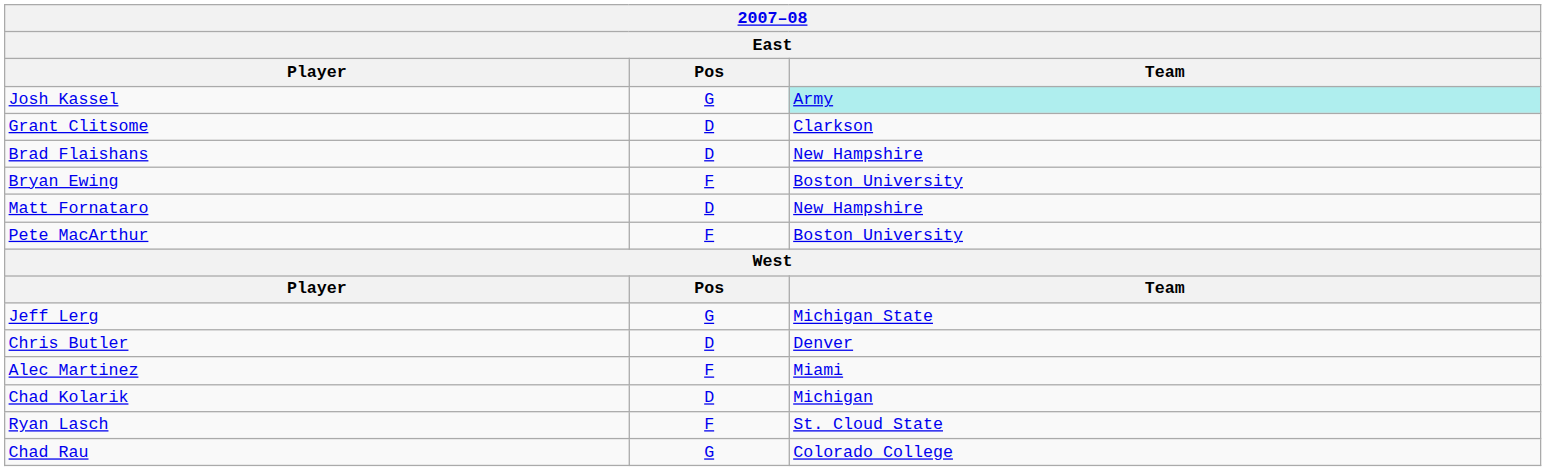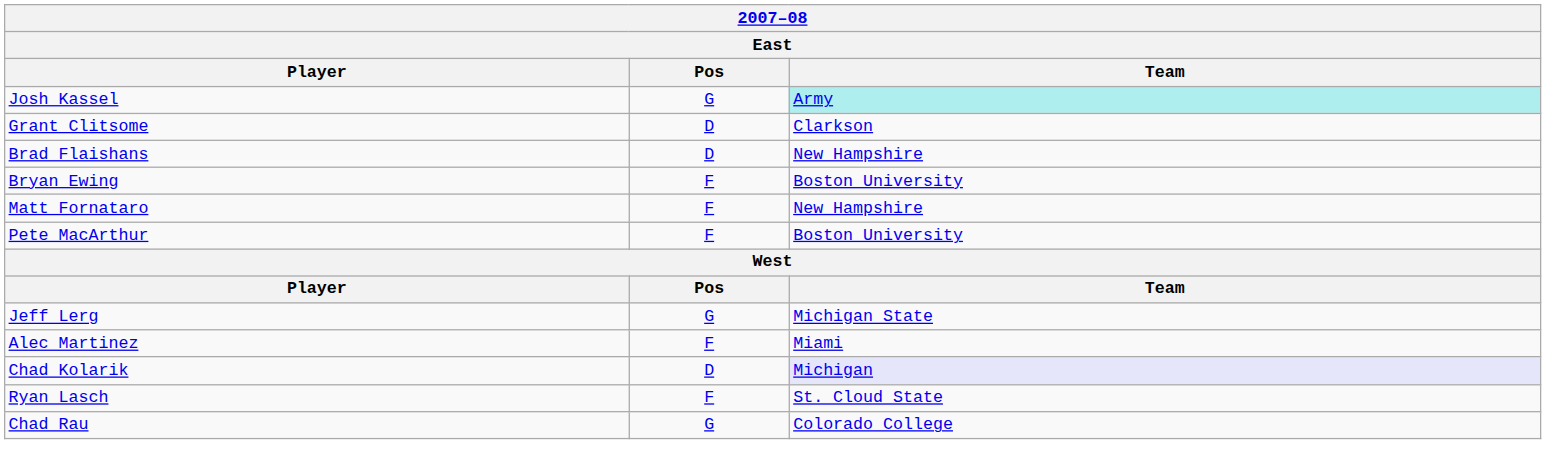(709, 208) D -> (709, 208) F
- row: (69, 344)
(833, 398) no background -> (833, 371) lavender background
